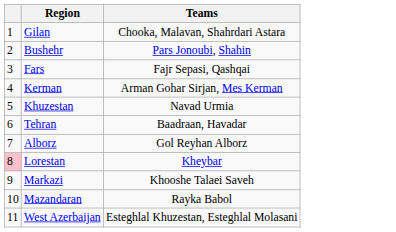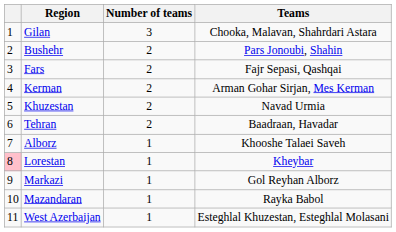+ column: (149, 13)
(202, 143) Gol Reyhan Alborz -> (293, 143) Khooshe Talaei Saveh
(202, 180) Khooshe Talaei Saveh -> (293, 180) Gol Reyhan Alborz
